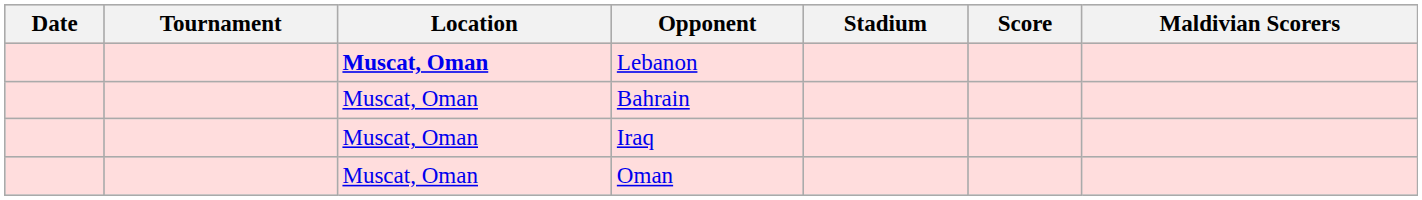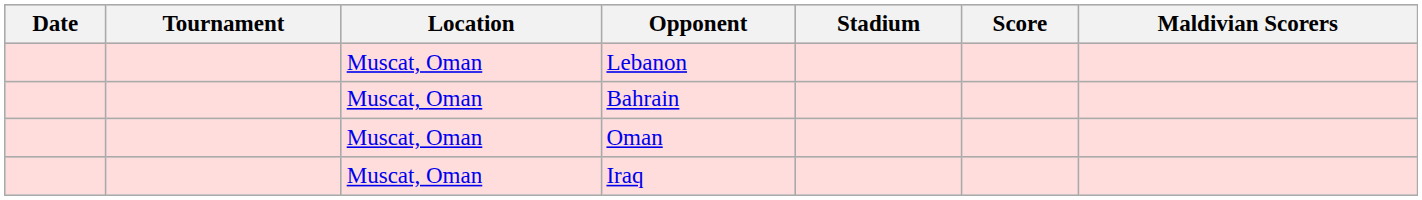(415, 61) bold -> (414, 61) normal
rows swapped: (635, 137) <-> (645, 175)
